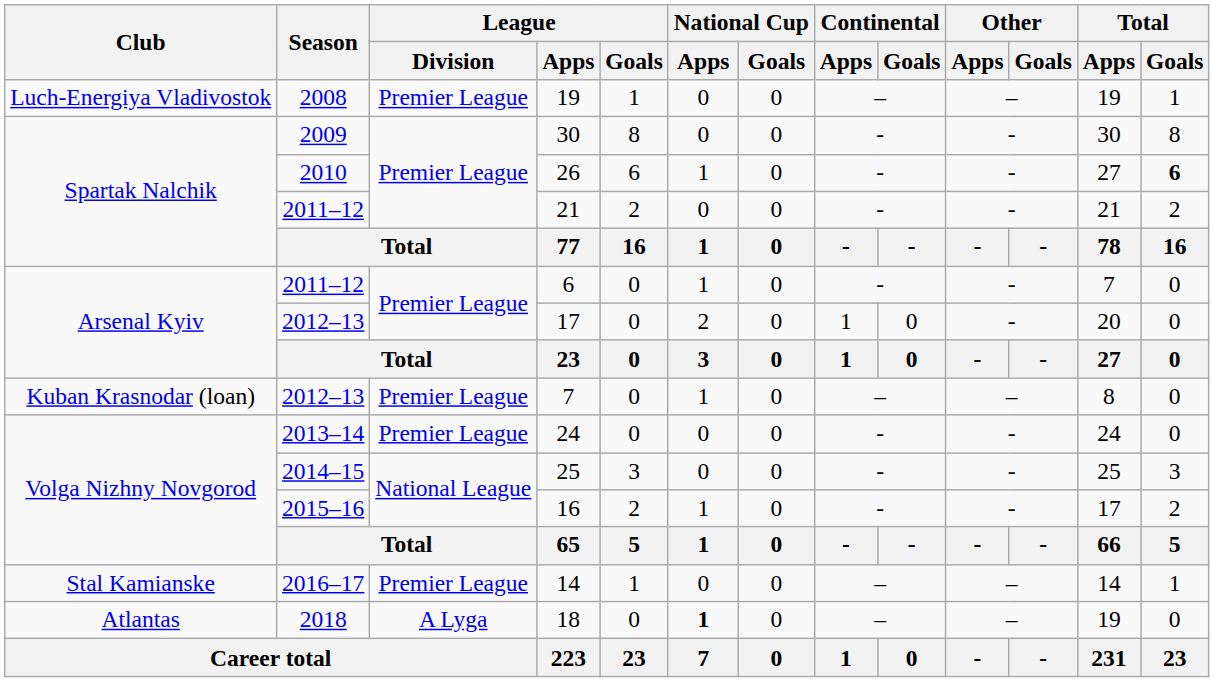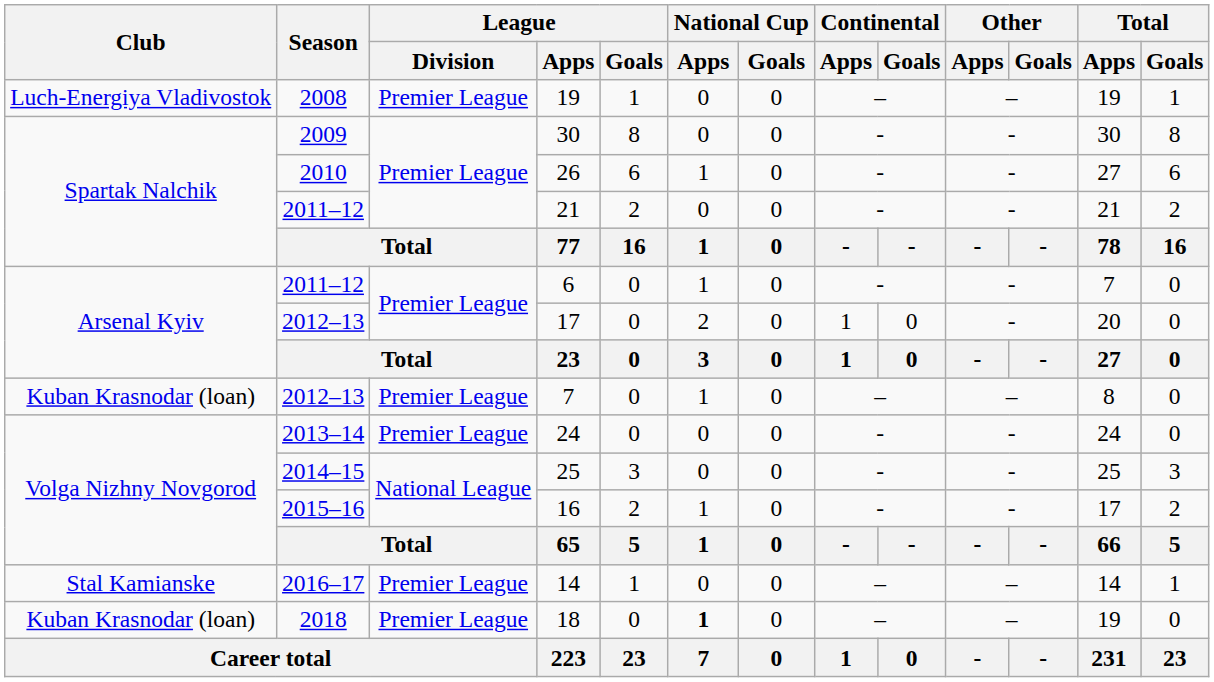(1175, 172) bold -> (1175, 172) normal
(141, 619) Atlantas -> (141, 619) Kuban Krasnodar (loan)
(453, 619) A Lyga -> (453, 619) Premier League
